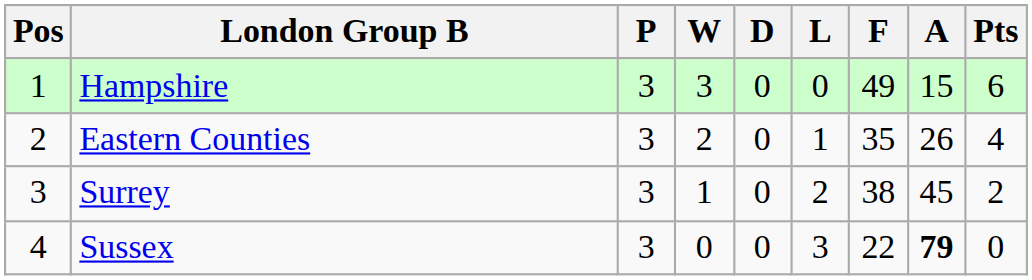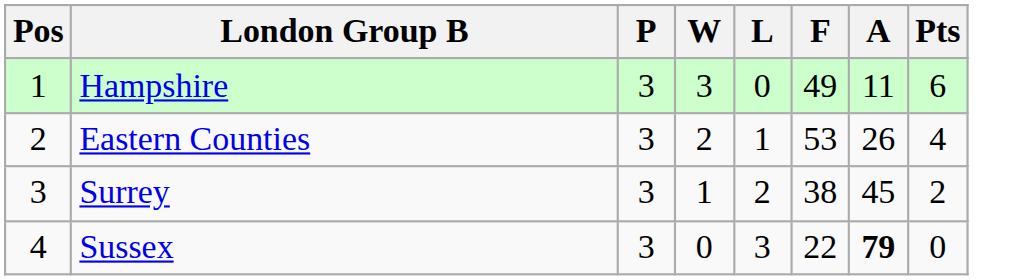- column: (762, 31)
(936, 85) 15 -> (878, 85) 11
(878, 138) 35 -> (820, 138) 53
